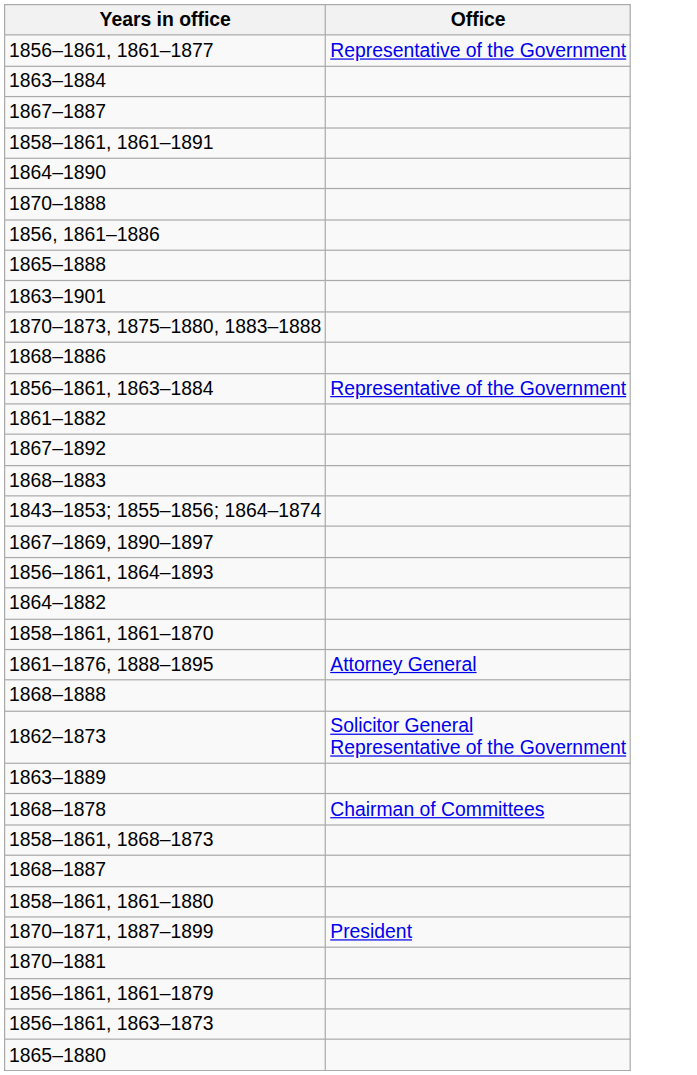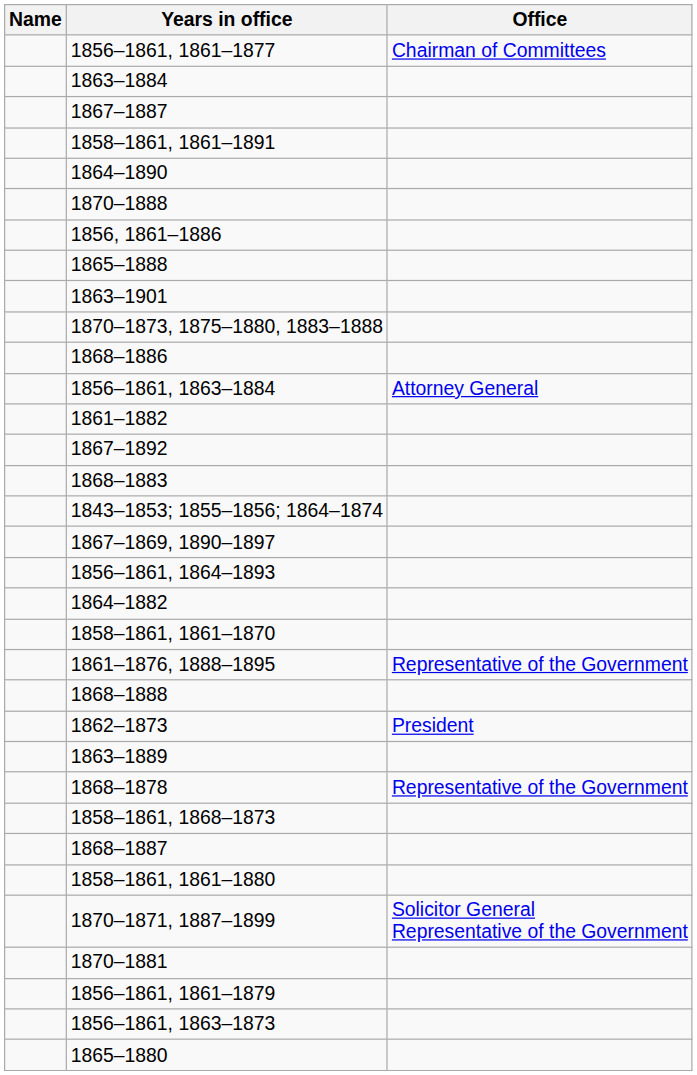+ column: (35, 19)
(478, 50) Representative of the Government -> (499, 50) Chairman of Committees
(478, 388) Representative of the Government -> (465, 388) Attorney General
(403, 664) Attorney General -> (540, 664) Representative of the Government
(478, 736) Solicitor General Representative of the Government -> (433, 726) President
(437, 809) Chairman of Committees -> (540, 787) Representative of the Government
(371, 932) President -> (540, 921) Solicitor General Representative of the Government
